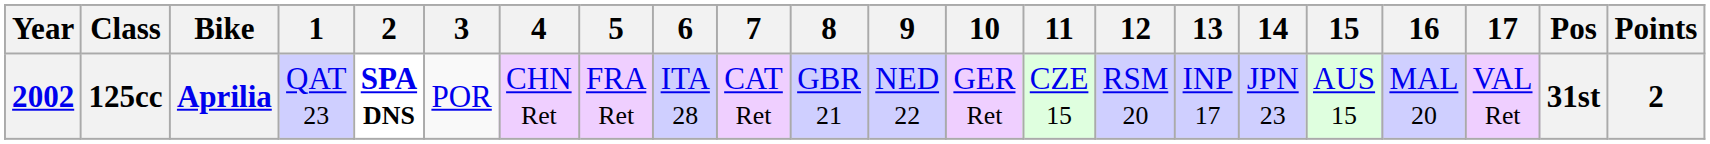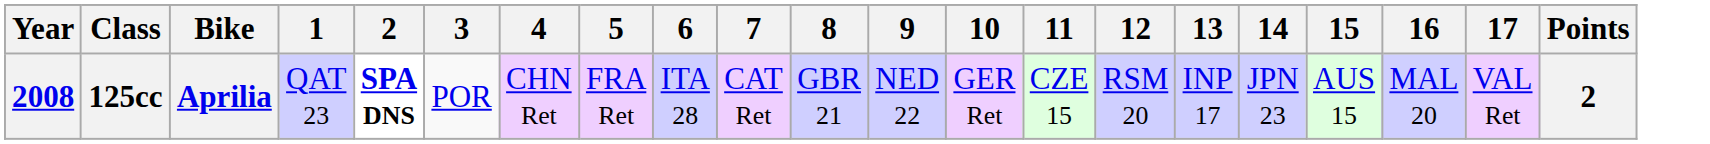- column: (1574, 29)
(43, 95) 2002 -> (43, 95) 2008
